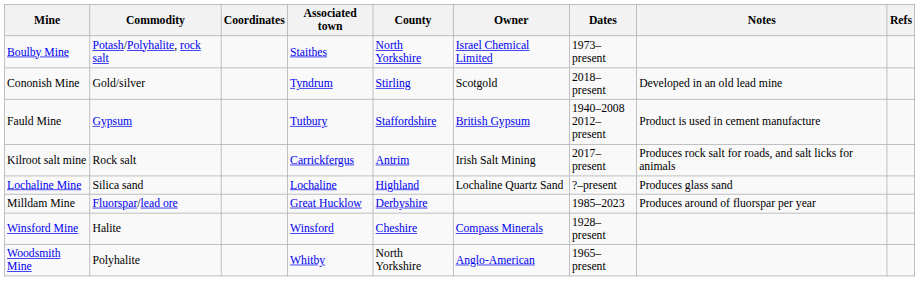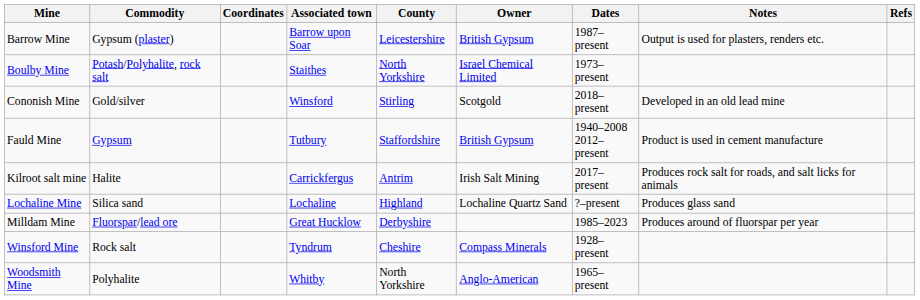+ row: (38, 38)
(311, 83) Tyndrum -> (311, 102) Winsford
(114, 160) Rock salt -> (106, 178) Halite
(107, 228) Halite -> (114, 247) Rock salt
(312, 228) Winsford -> (311, 247) Tyndrum
